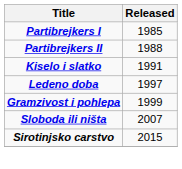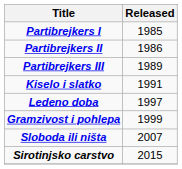(150, 48) 1988 -> (150, 48) 1986
+ row: (64, 66)
